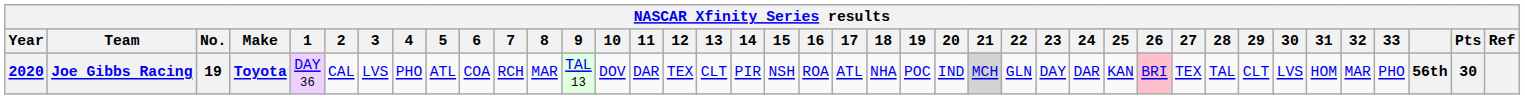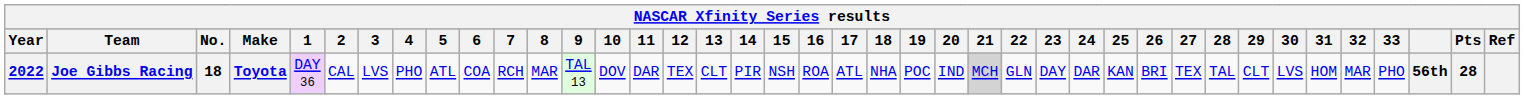(26, 73) 2020 -> (26, 73) 2022
(213, 73) 19 -> (213, 73) 18
(1154, 73) pink background -> (1154, 73) no background
(1468, 73) 30 -> (1468, 73) 28
